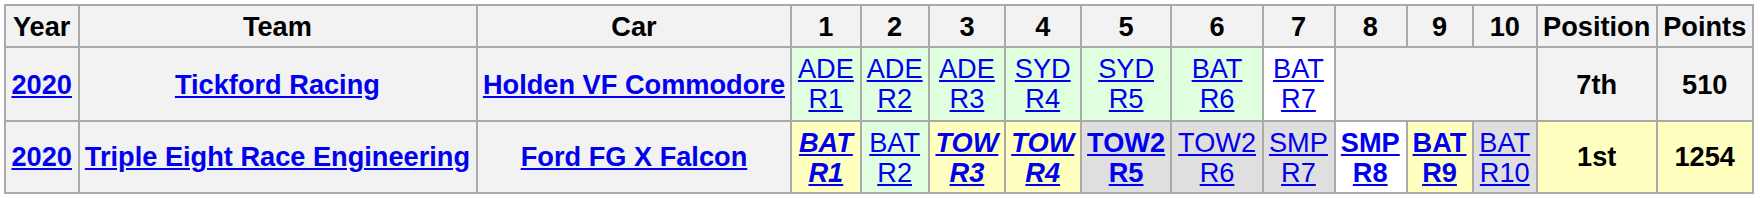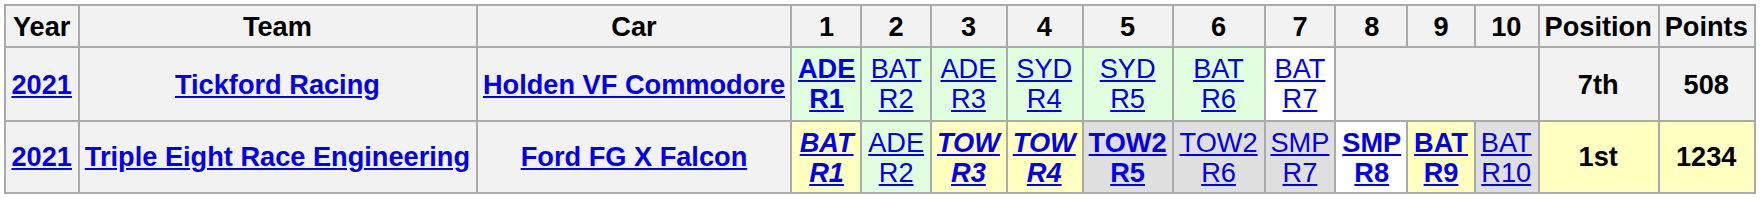(42, 84) 2020 -> (42, 84) 2021
(826, 84) normal -> (827, 84) bold
(895, 84) ADE R2 -> (896, 84) BAT R2
(1705, 84) 510 -> (1706, 84) 508
(42, 157) 2020 -> (42, 157) 2021
(895, 157) BAT R2 -> (896, 157) ADE R2
(1705, 157) 1254 -> (1706, 157) 1234
